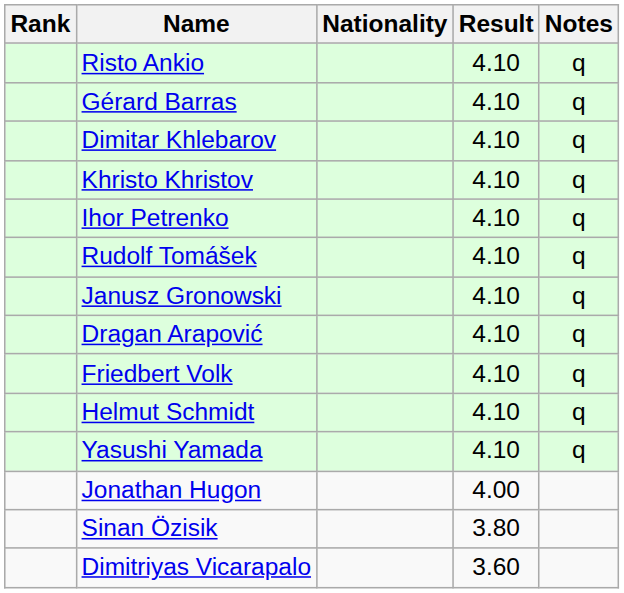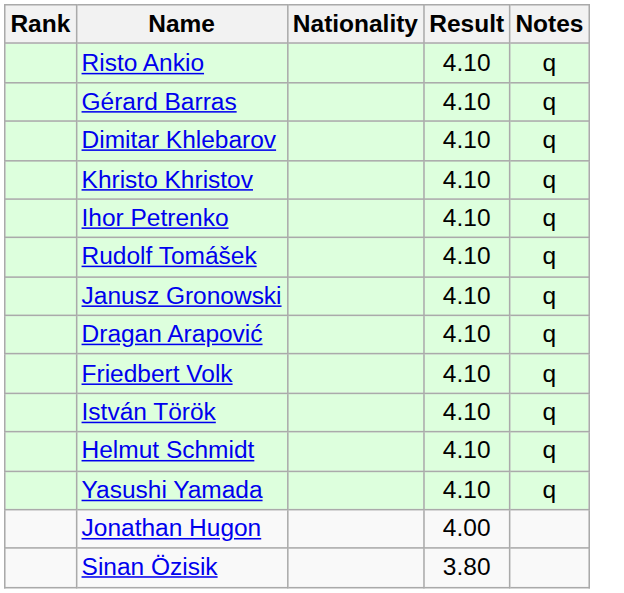+ row: (149, 412)
- row: (196, 567)
